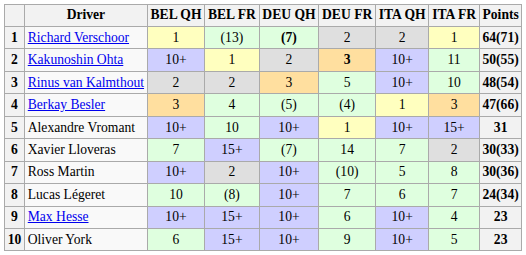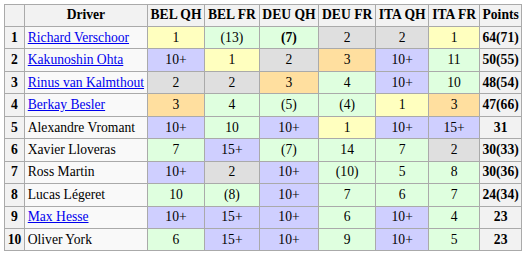(347, 60) bold -> (347, 60) normal
(347, 82) 5 -> (347, 82) 4
